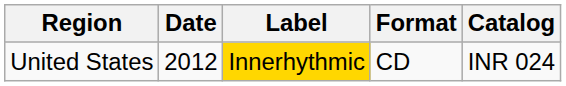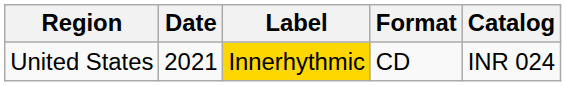(191, 61) 2012 -> (191, 61) 2021
